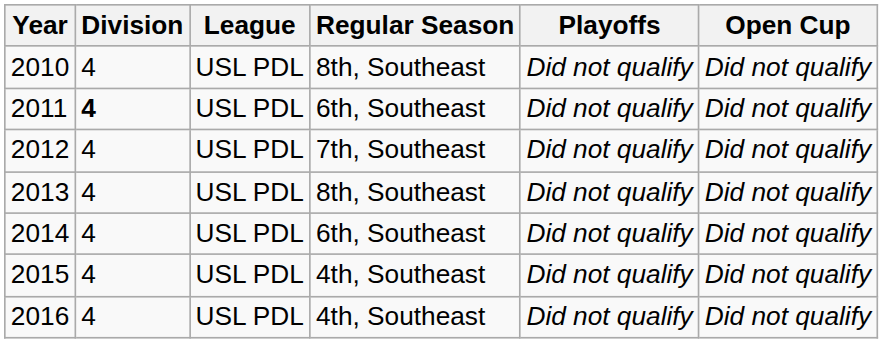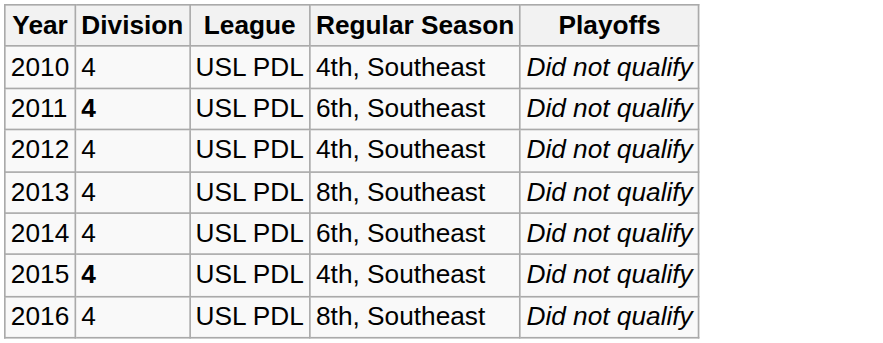- column: (788, 25)
(401, 66) 8th, Southeast -> (401, 66) 4th, Southeast
(401, 150) 7th, Southeast -> (401, 150) 4th, Southeast
(89, 274) normal -> (89, 274) bold
(401, 316) 4th, Southeast -> (401, 316) 8th, Southeast
